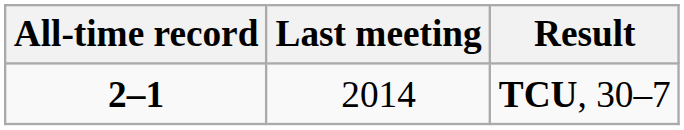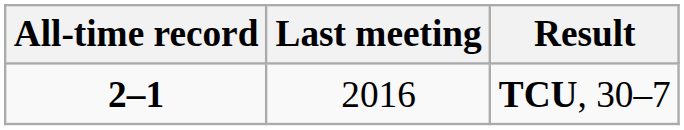(379, 93) 2014 -> (379, 93) 2016
